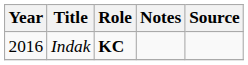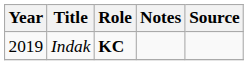(26, 45) 2016 -> (26, 45) 2019
